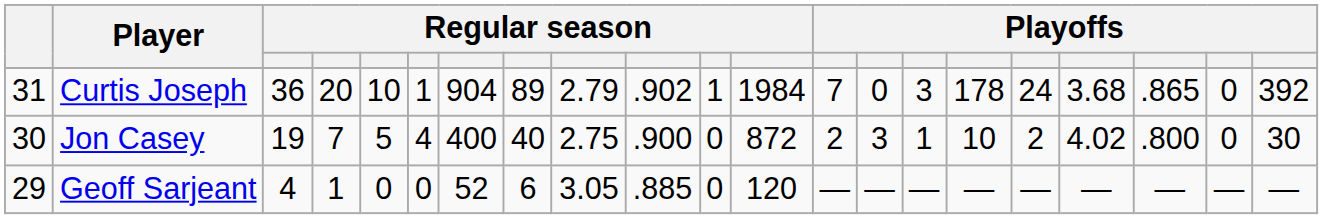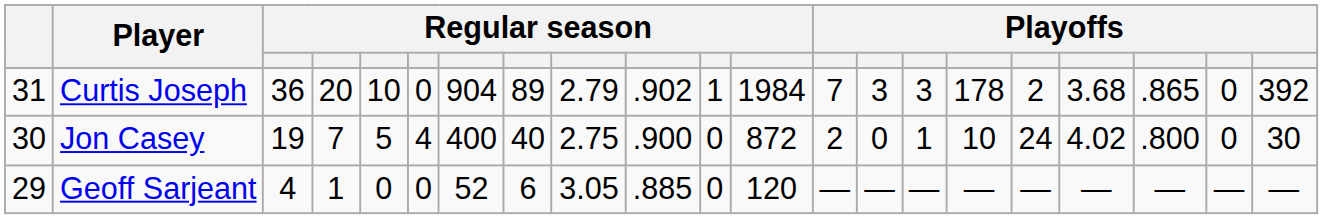(423, 91) 1 -> (423, 91) 0
(879, 91) 0 -> (879, 91) 3
(1036, 91) 24 -> (1035, 91) 2
(879, 139) 3 -> (879, 139) 0
(1035, 139) 2 -> (1036, 139) 24
